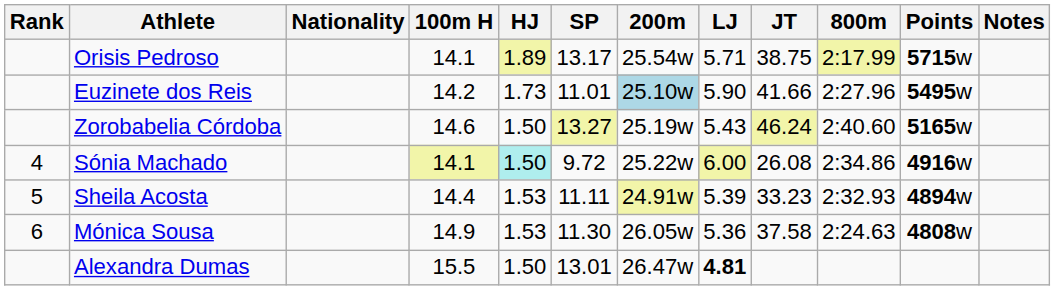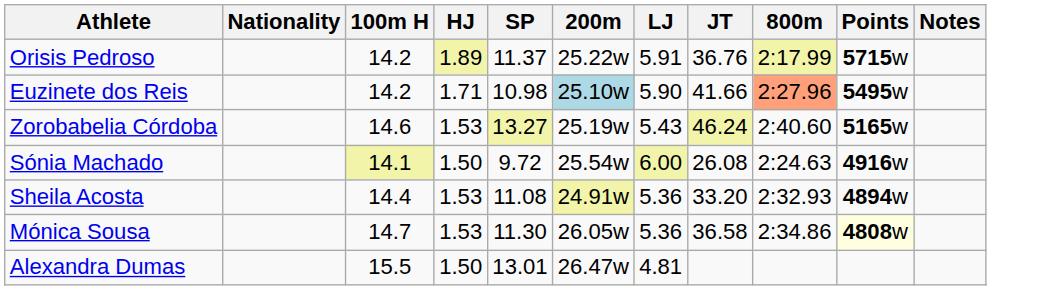- column: (37, 22)
(454, 57) 14.1 -> (390, 57) 14.2
(584, 57) 13.17 -> (520, 57) 11.37
(658, 57) 25.54w -> (593, 57) 25.22w
(725, 57) 5.71 -> (661, 57) 5.91
(784, 57) 38.75 -> (720, 57) 36.76
(525, 92) 1.73 -> (461, 92) 1.71
(584, 92) 11.01 -> (520, 92) 10.98
(859, 92) no background -> (795, 92) lightsalmon background
(525, 127) 1.50 -> (461, 127) 1.53
(525, 162) paleturquoise background -> (461, 162) no background
(658, 162) 25.22w -> (593, 162) 25.54w
(859, 162) 2:34.86 -> (795, 162) 2:24.63
(584, 197) 11.11 -> (520, 197) 11.08
(725, 197) 5.39 -> (661, 197) 5.36
(784, 197) 33.23 -> (720, 197) 33.20
(454, 232) 14.9 -> (390, 232) 14.7
(784, 232) 37.58 -> (720, 232) 36.58
(859, 232) 2:24.63 -> (795, 232) 2:34.86
(940, 232) no background -> (875, 232) lightyellow background
(725, 267) bold -> (661, 267) normal
